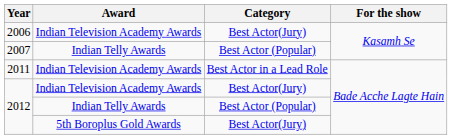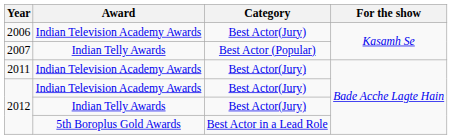(267, 69) Best Actor in a Lead Role -> (267, 69) Best Actor(Jury)
(267, 106) Best Actor (Popular) -> (267, 106) Best Actor(Jury)
(267, 124) Best Actor(Jury) -> (267, 124) Best Actor in a Lead Role
